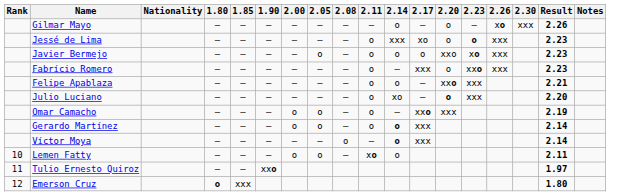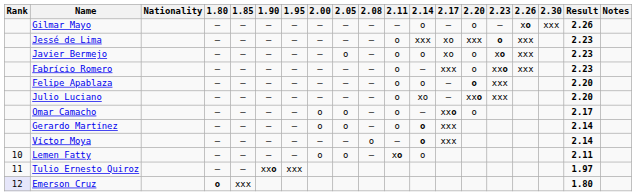+ column: (294, 12)
(448, 41) o -> (474, 41) xxx
(423, 55) o -> (448, 55) xo
(448, 55) xxo -> (474, 55) o
(448, 84) xxo -> (474, 84) o
(557, 84) 2.21 -> (582, 84) 2.20
(448, 98) o -> (474, 98) xxo
(448, 112) xxx -> (474, 112) o
(557, 112) 2.19 -> (582, 112) 2.17
(17, 184) no background -> (17, 184) lavender background
